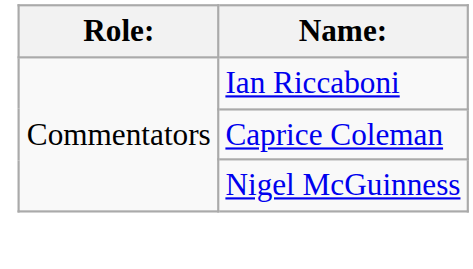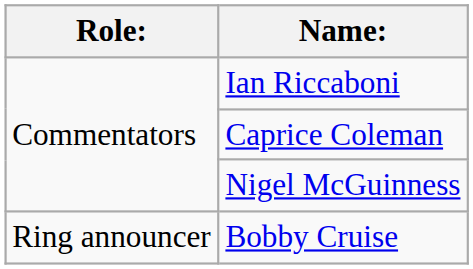+ row: (312, 237)
